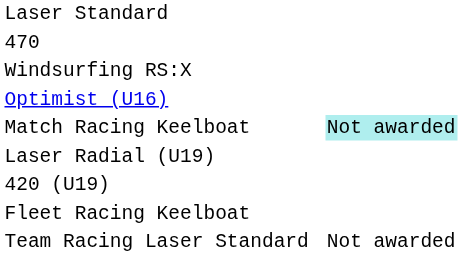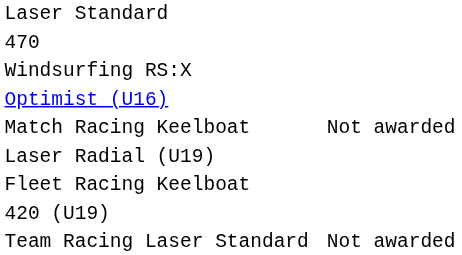(391, 128) paleturquoise background -> (391, 128) no background
rows swapped: (57, 185) <-> (127, 213)
